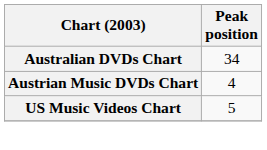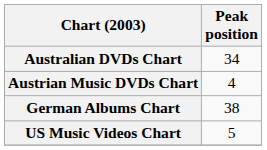+ row: (103, 108)
